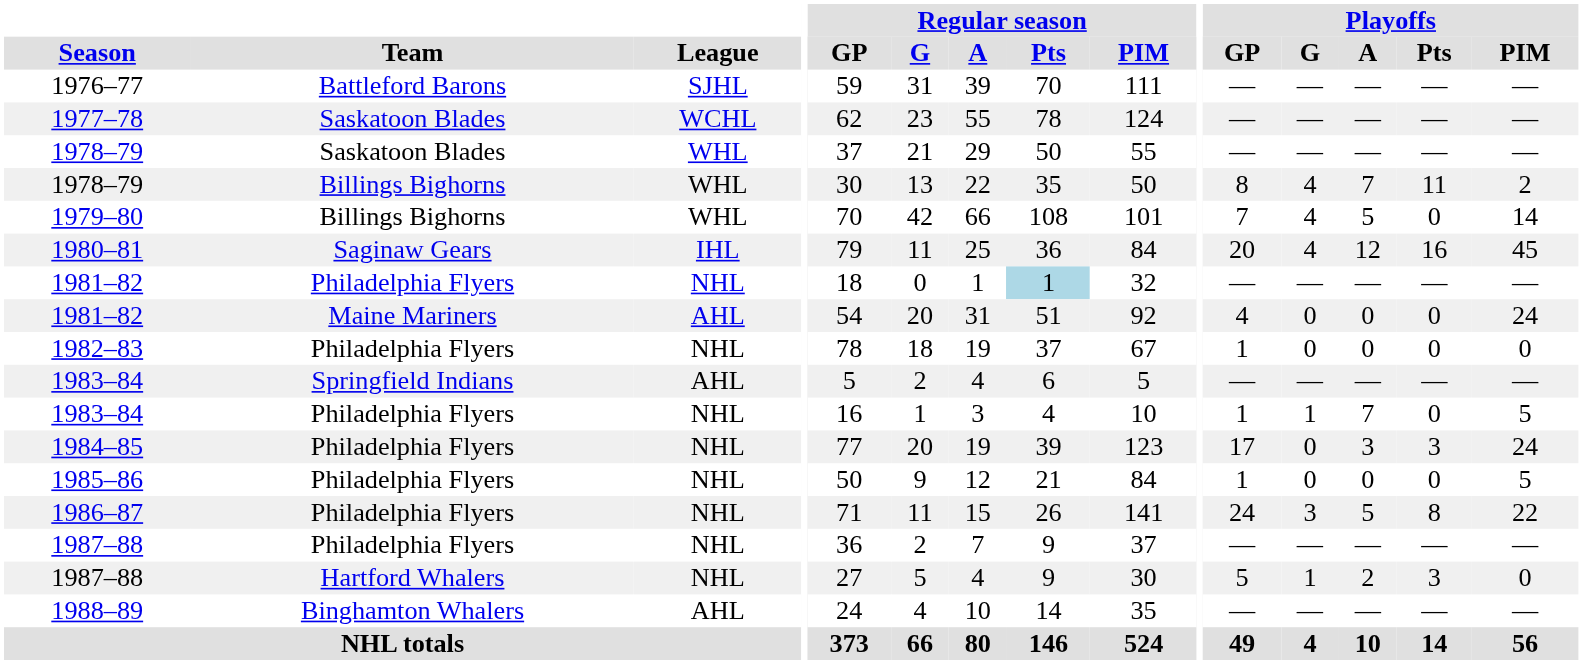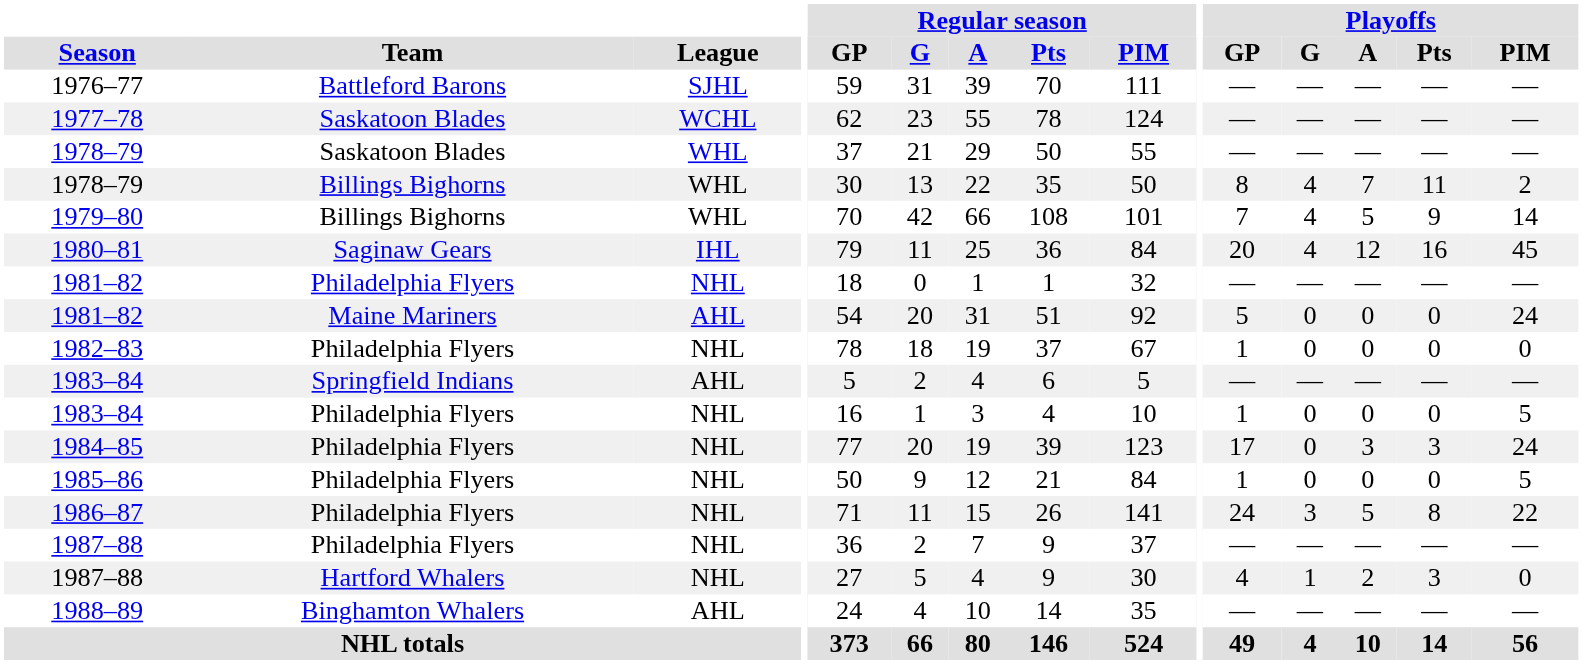(1434, 216) 0 -> (1434, 216) 9
(1049, 282) lightblue background -> (1049, 282) no background
(1242, 315) 4 -> (1242, 315) 5
(1310, 413) 1 -> (1310, 413) 0
(1368, 413) 7 -> (1368, 413) 0
(1242, 577) 5 -> (1242, 577) 4
